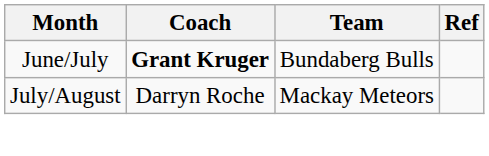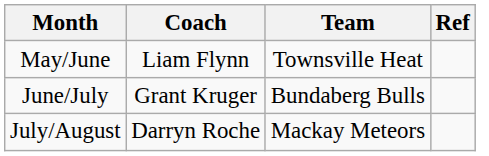+ row: (65, 58)
(200, 58) bold -> (196, 95) normal
